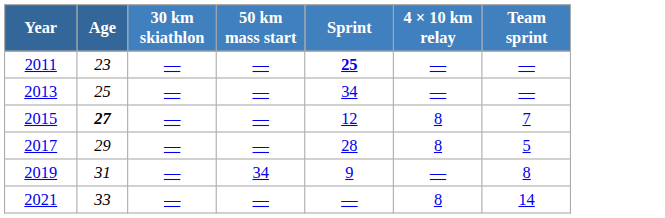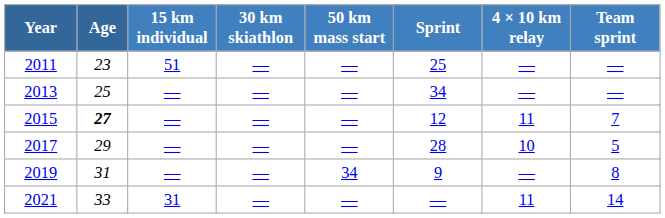+ column: (172, 27)
(349, 64) bold -> (438, 64) normal
(438, 118) 8 -> (527, 118) 11
(438, 145) 8 -> (527, 145) 10
(438, 200) 8 -> (527, 200) 11
